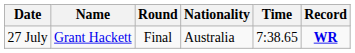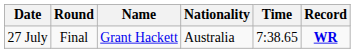columns swapped: (158, 15) <-> (93, 15)
